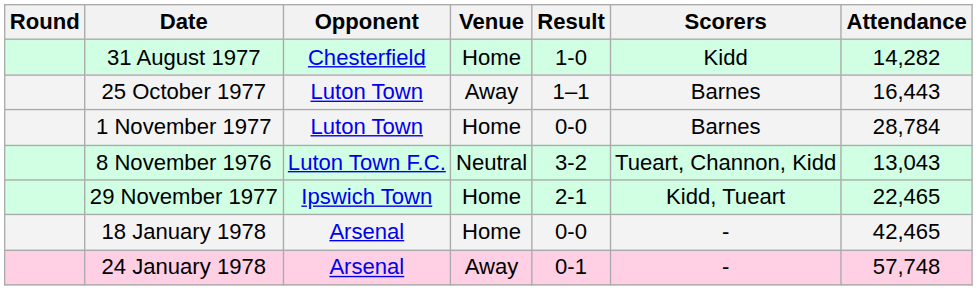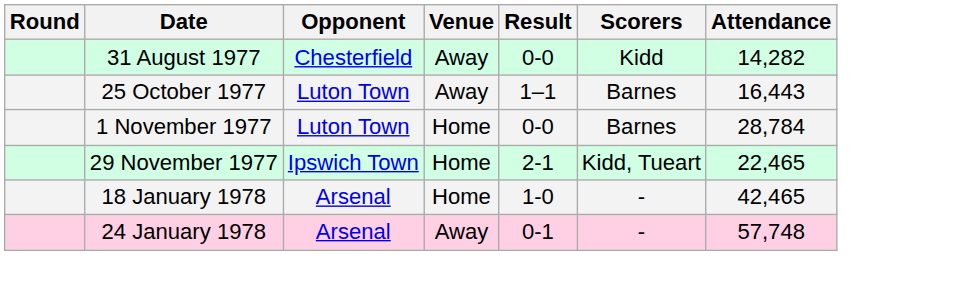(492, 57) Home -> (461, 57) Away
(571, 57) 1-0 -> (538, 57) 0-0
- row: (184, 162)
(571, 232) 0-0 -> (538, 197) 1-0
